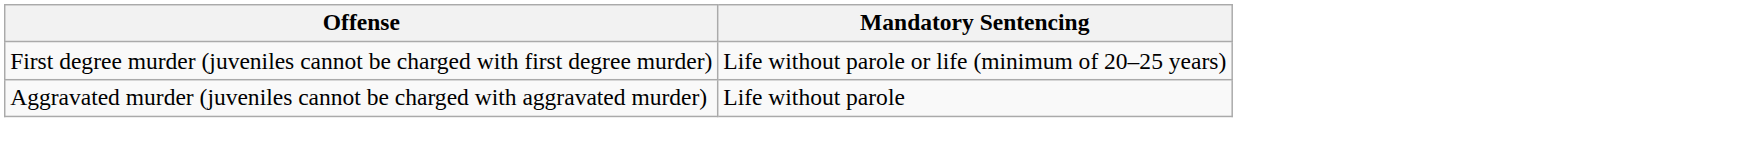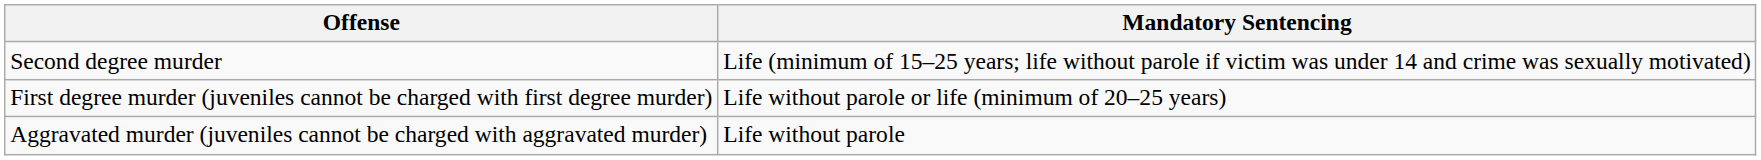+ row: (116, 60)
